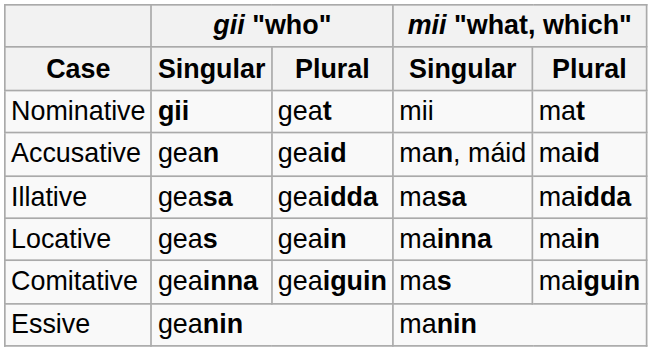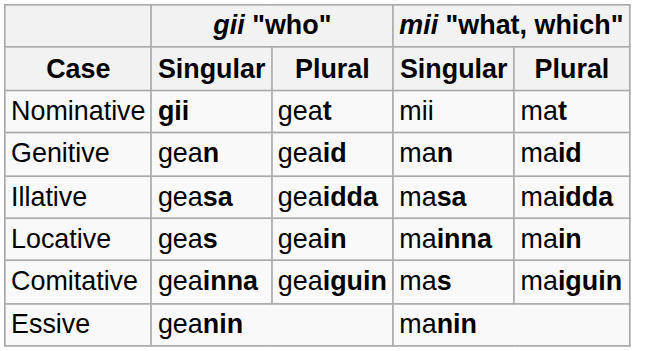- row: (76, 153)
+ row: (60, 153)
